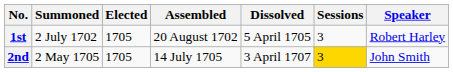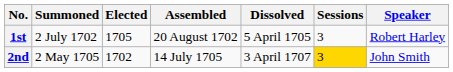(119, 57) 1705 -> (119, 57) 1702
